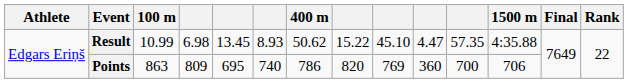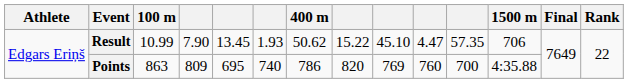(196, 41) 6.98 -> (196, 41) 7.90
(270, 41) 8.93 -> (270, 41) 1.93
(514, 41) 4:35.88 -> (514, 41) 706
(430, 66) 360 -> (430, 66) 760
(514, 66) 706 -> (514, 66) 4:35.88
